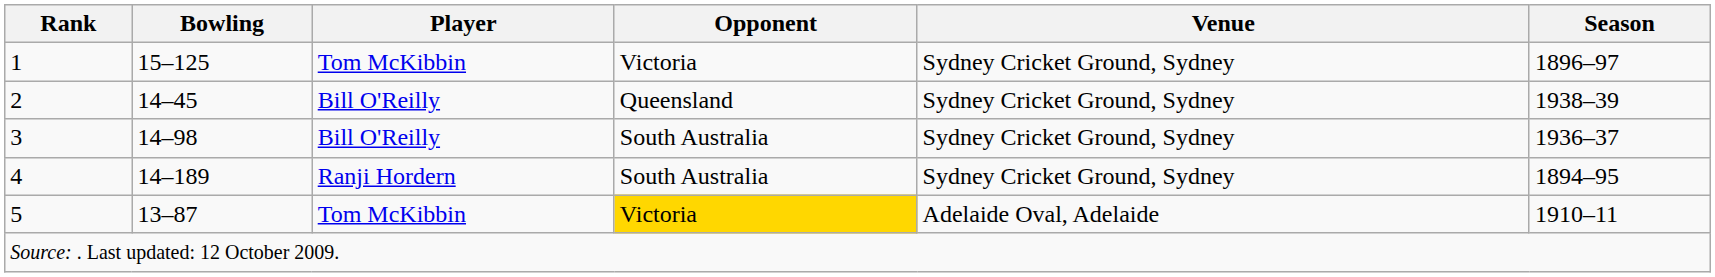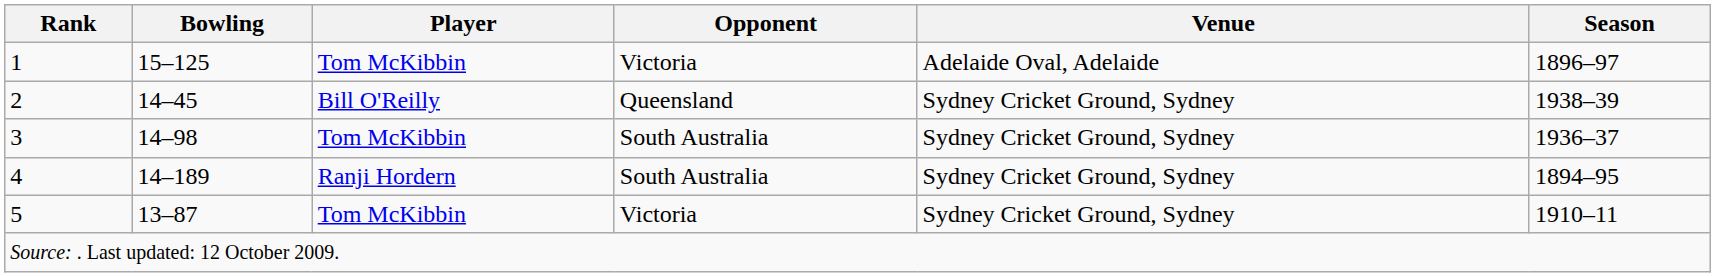(1079, 61) Sydney Cricket Ground, Sydney -> (1041, 61) Adelaide Oval, Adelaide
(379, 137) Bill O'Reilly -> (392, 137) Tom McKibbin
(658, 213) gold background -> (658, 213) no background
(1041, 213) Adelaide Oval, Adelaide -> (1079, 213) Sydney Cricket Ground, Sydney
